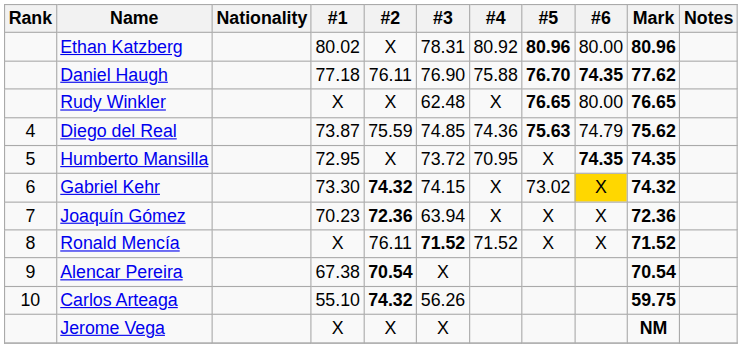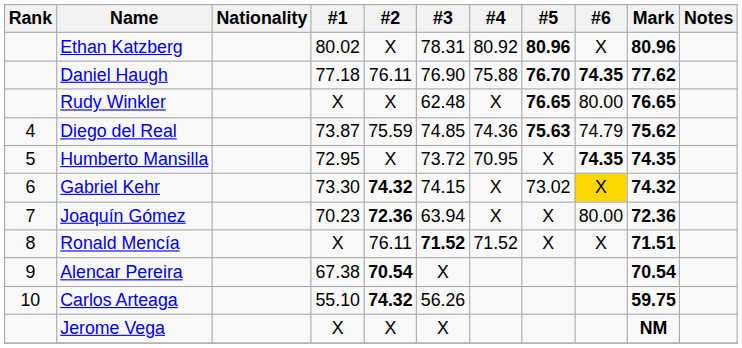(601, 46) 80.00 -> (601, 46) X
(601, 215) X -> (601, 215) 80.00
(654, 243) 71.52 -> (654, 243) 71.51
